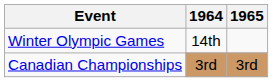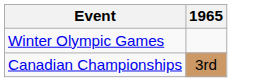- column: (206, 16)
